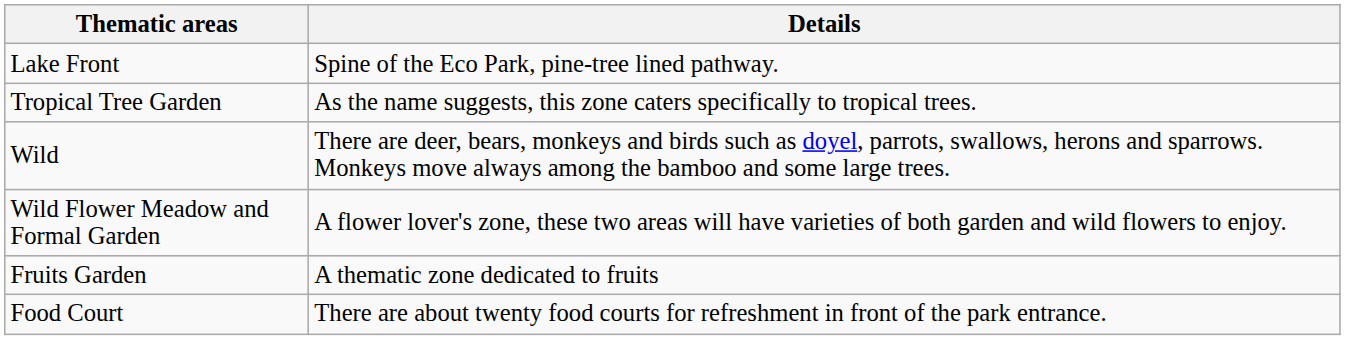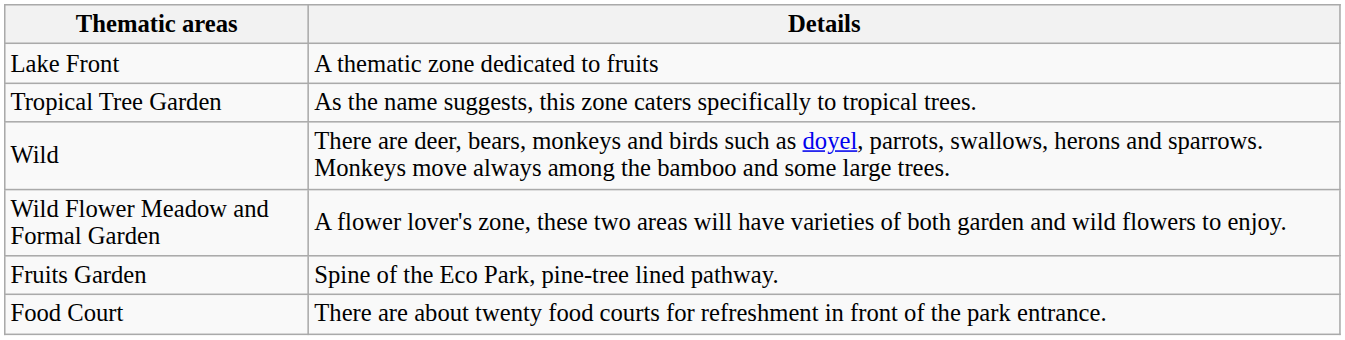(546, 63) Spine of the Eco Park, pine-tree lined pathway. -> (486, 63) A thematic zone dedicated to fruits
(486, 274) A thematic zone dedicated to fruits -> (546, 274) Spine of the Eco Park, pine-tree lined pathway.
